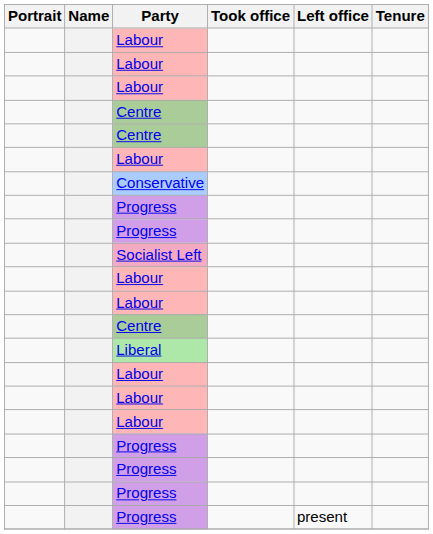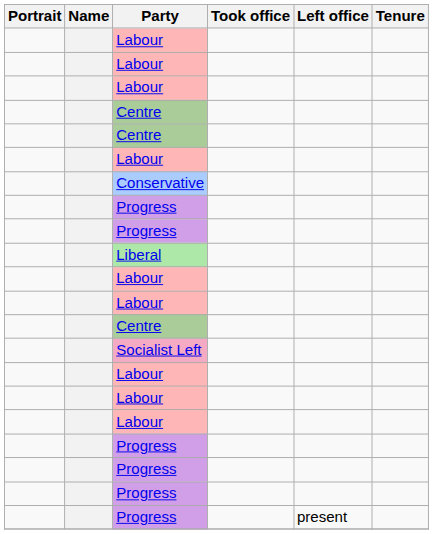rows swapped: (35, 255) <-> (35, 350)
